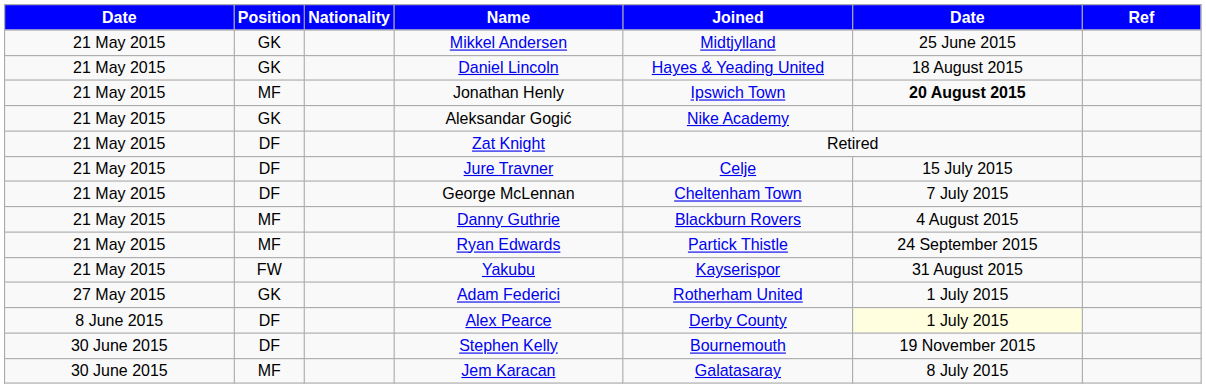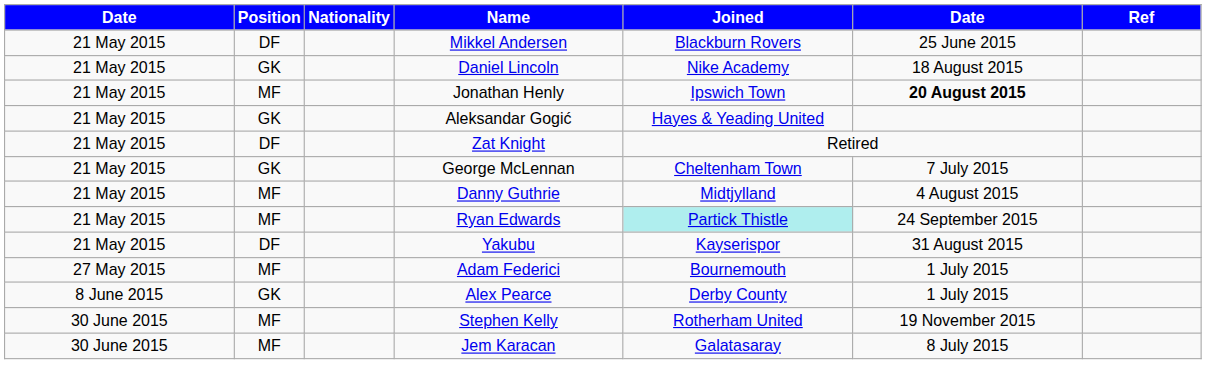(269, 43) GK -> (269, 43) DF
(738, 43) Midtjylland -> (738, 43) Blackburn Rovers
(738, 68) Hayes & Yeading United -> (738, 68) Nike Academy
(738, 119) Nike Academy -> (738, 119) Hayes & Yeading United
- row: (508, 169)
(269, 194) DF -> (269, 169) GK
(738, 220) Blackburn Rovers -> (738, 194) Midtjylland
(738, 245) no background -> (738, 220) paleturquoise background
(269, 270) FW -> (269, 245) DF
(269, 295) GK -> (269, 270) MF
(738, 295) Rotherham United -> (738, 270) Bournemouth
(269, 321) DF -> (269, 295) GK
(967, 321) lightyellow background -> (967, 295) no background
(269, 346) DF -> (269, 321) MF
(738, 346) Bournemouth -> (738, 321) Rotherham United
